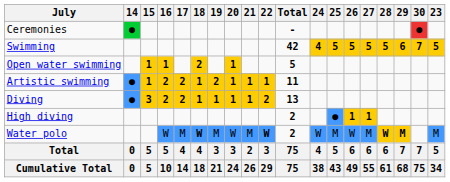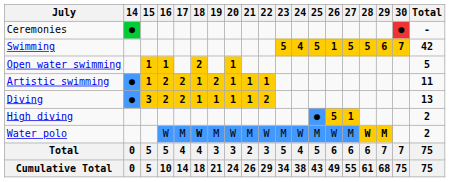columns swapped: (436, 13) <-> (292, 13)
(352, 47) 5 -> (334, 47) 1
(352, 116) 1 -> (334, 116) 5
(267, 133) bold -> (267, 133) normal
